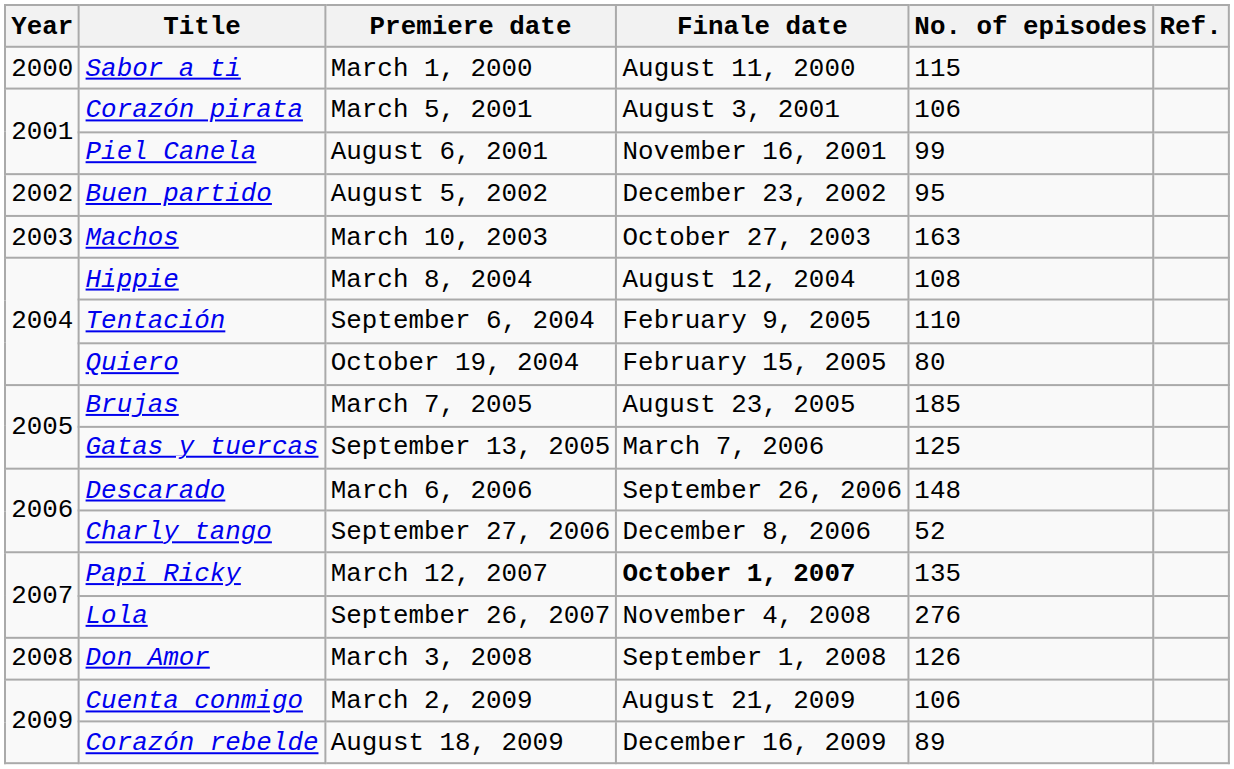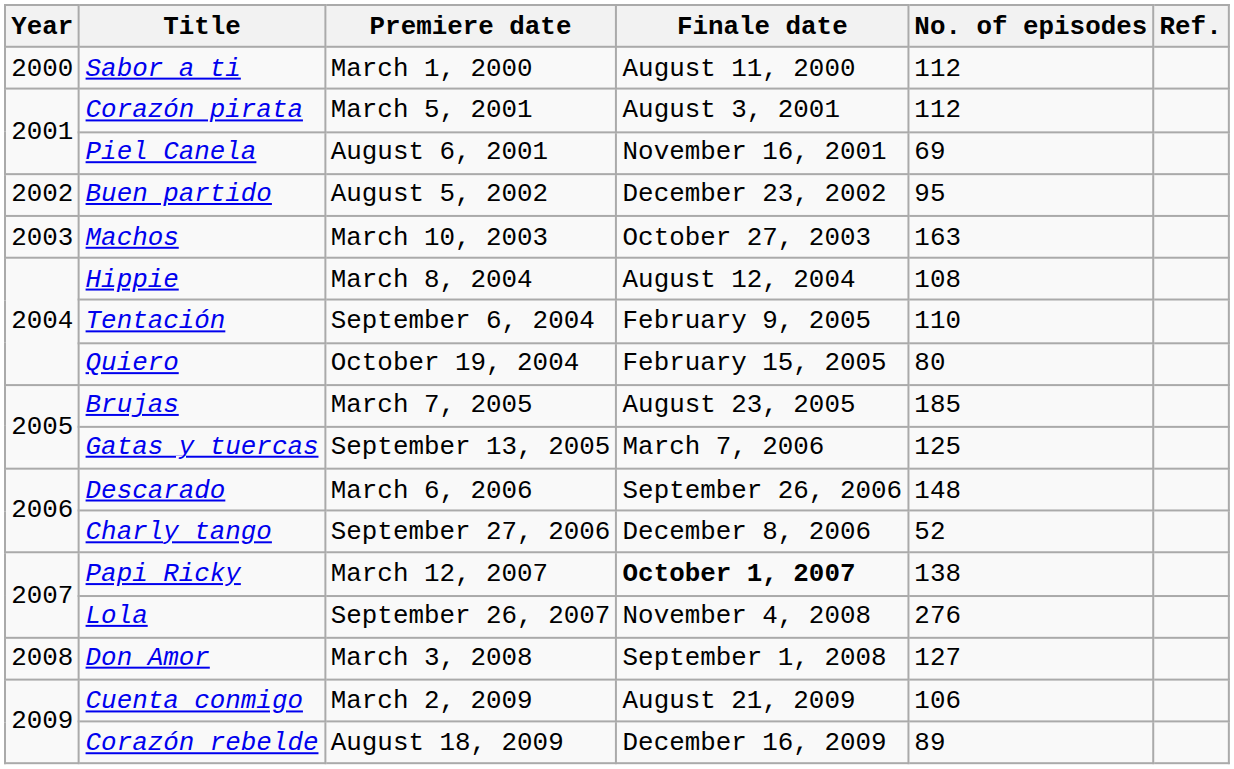(938, 68) 115 -> (938, 68) 112
(938, 110) 106 -> (938, 110) 112
(930, 153) 99 -> (930, 153) 69
(938, 574) 135 -> (938, 574) 138
(938, 659) 126 -> (938, 659) 127
